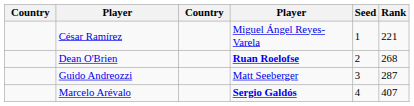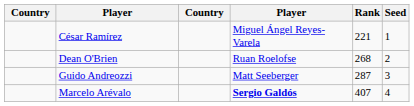columns swapped: (394, 13) <-> (366, 13)
(266, 59) bold -> (264, 59) normal
